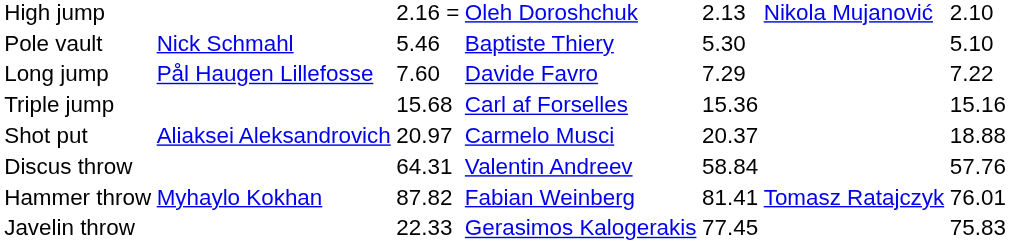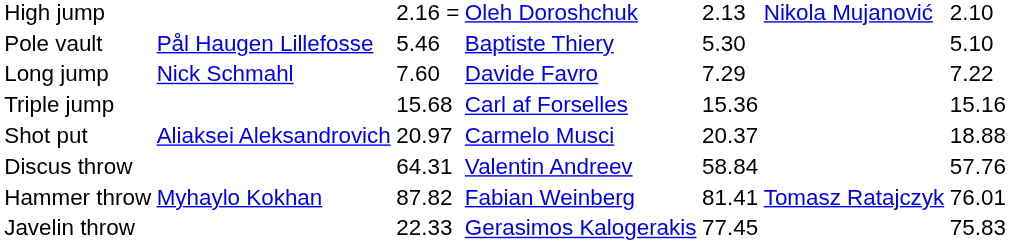(225, 43) Nick Schmahl -> (265, 43) Pål Haugen Lillefosse
(265, 74) Pål Haugen Lillefosse -> (225, 74) Nick Schmahl
